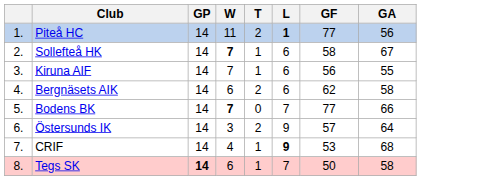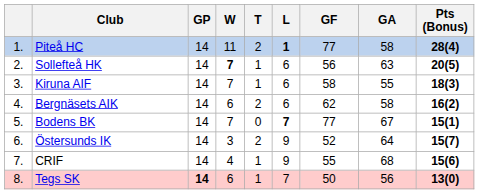+ column: (445, 20)
(387, 33) 56 -> (387, 46) 58
(329, 52) 58 -> (329, 65) 56
(387, 52) 67 -> (387, 65) 63
(329, 71) 56 -> (329, 84) 58
(230, 109) bold -> (230, 122) normal
(286, 109) normal -> (286, 122) bold
(387, 109) 66 -> (387, 122) 67
(329, 128) 57 -> (329, 141) 52
(286, 147) bold -> (286, 160) normal
(329, 147) 53 -> (329, 160) 55
(387, 166) 58 -> (387, 179) 56
